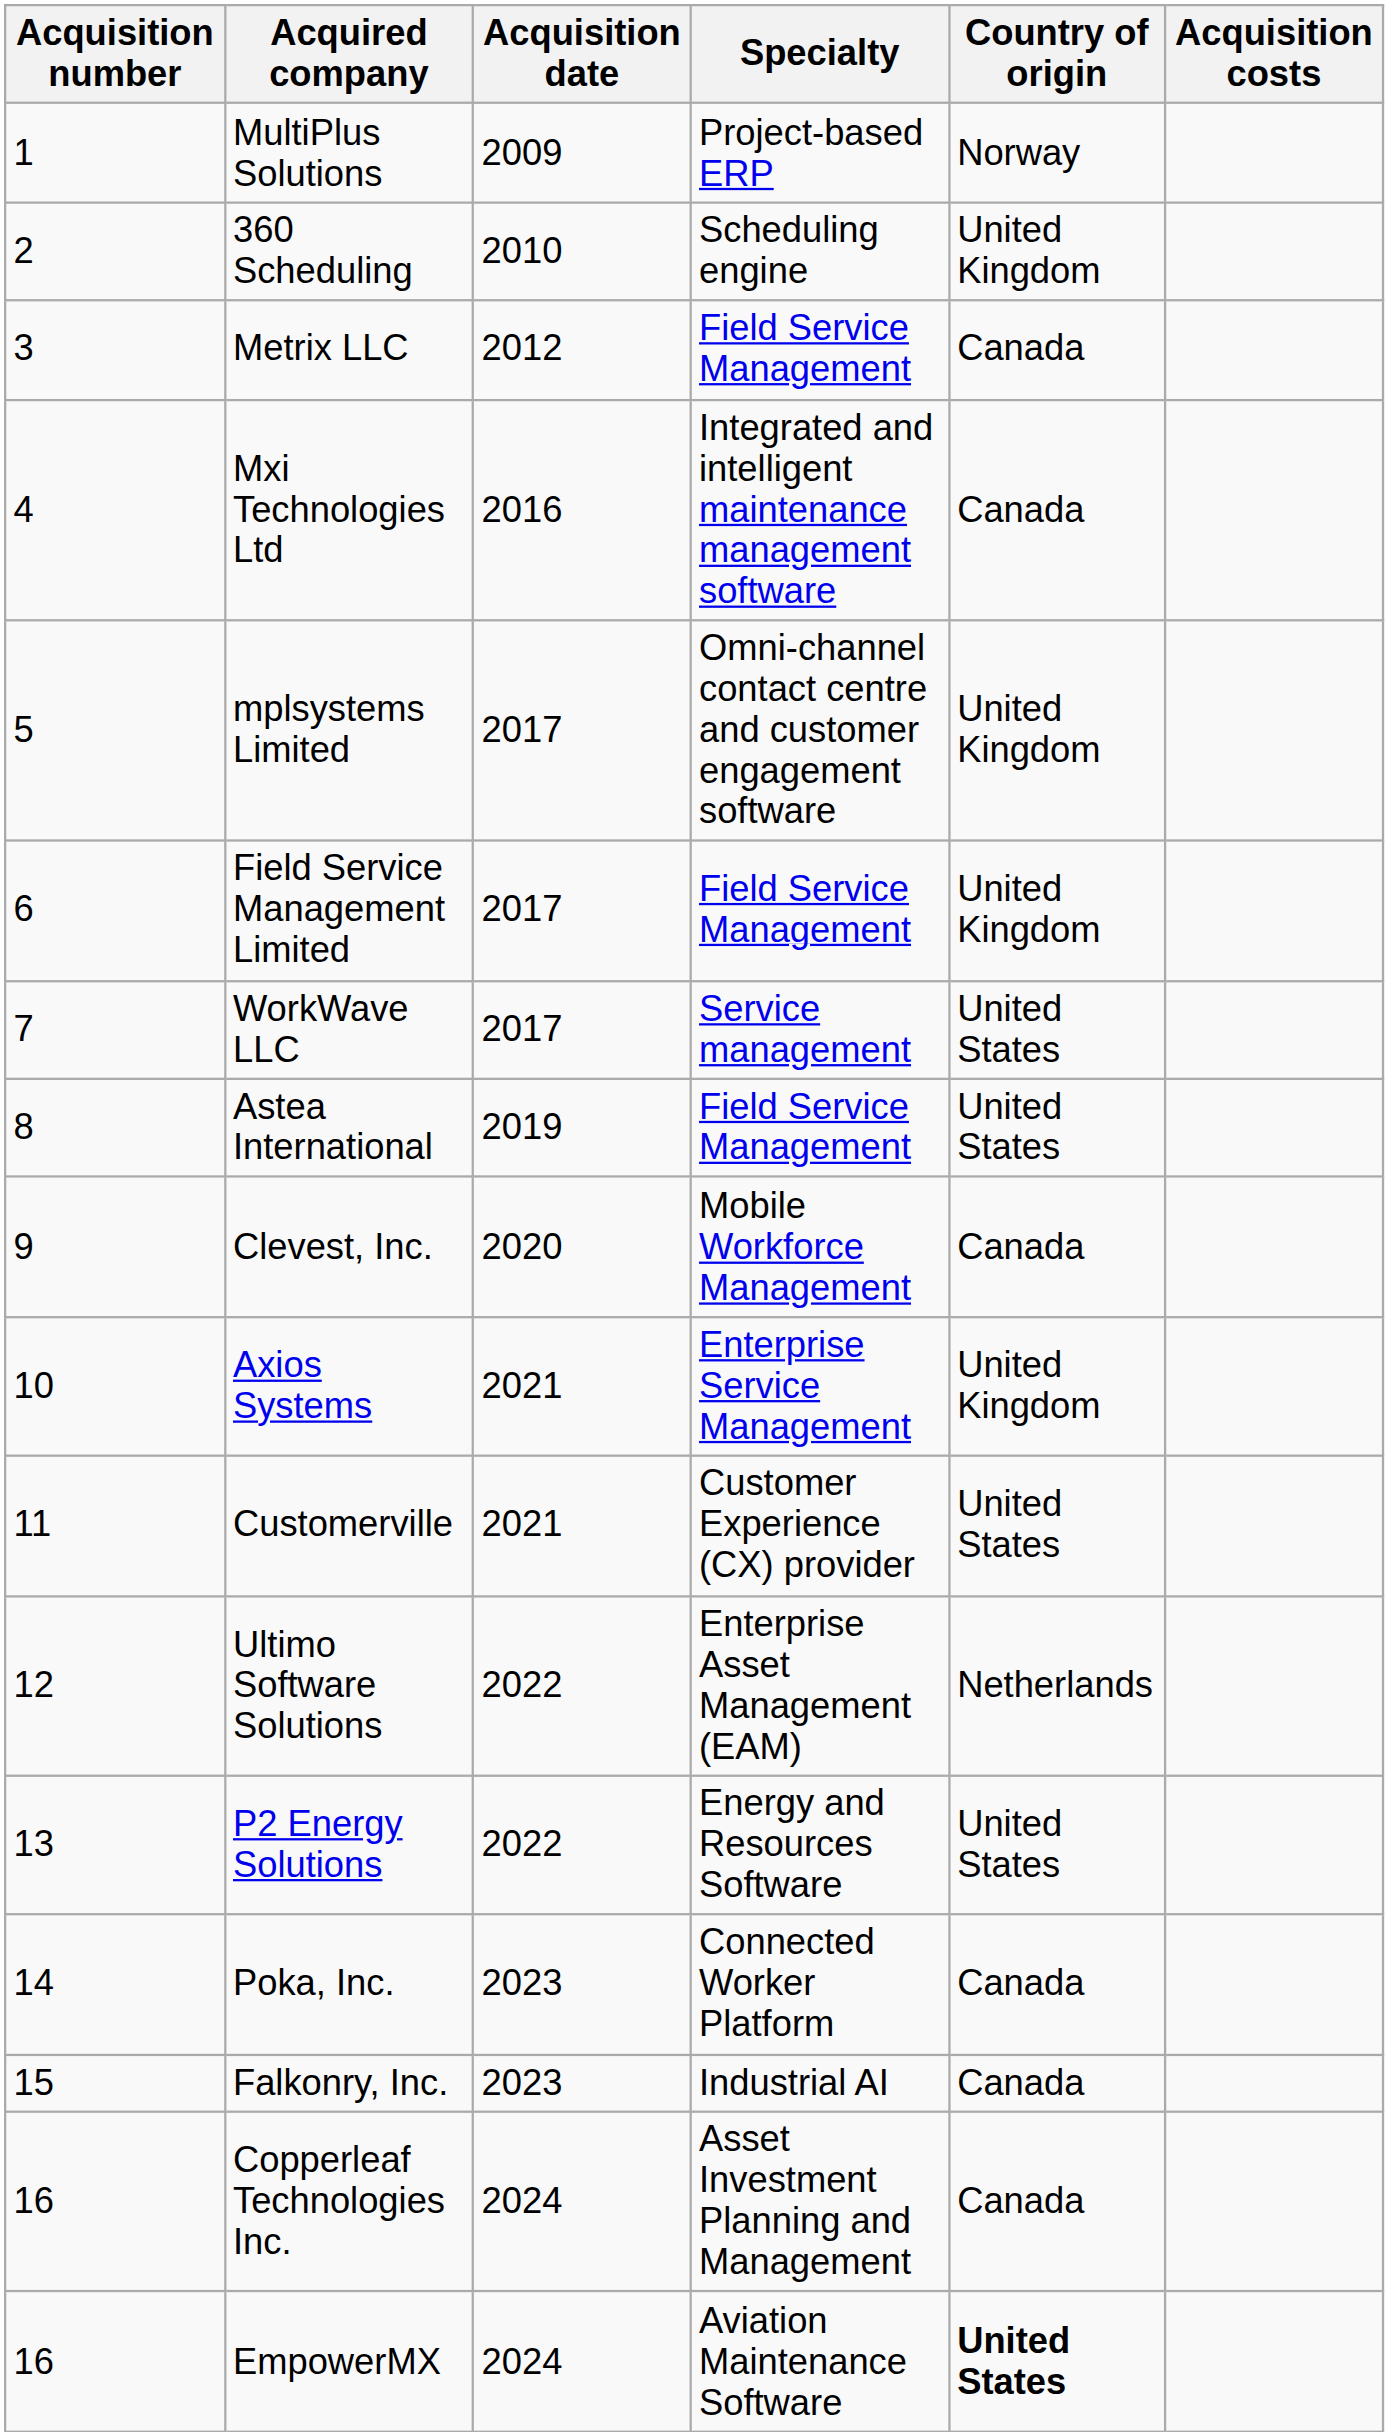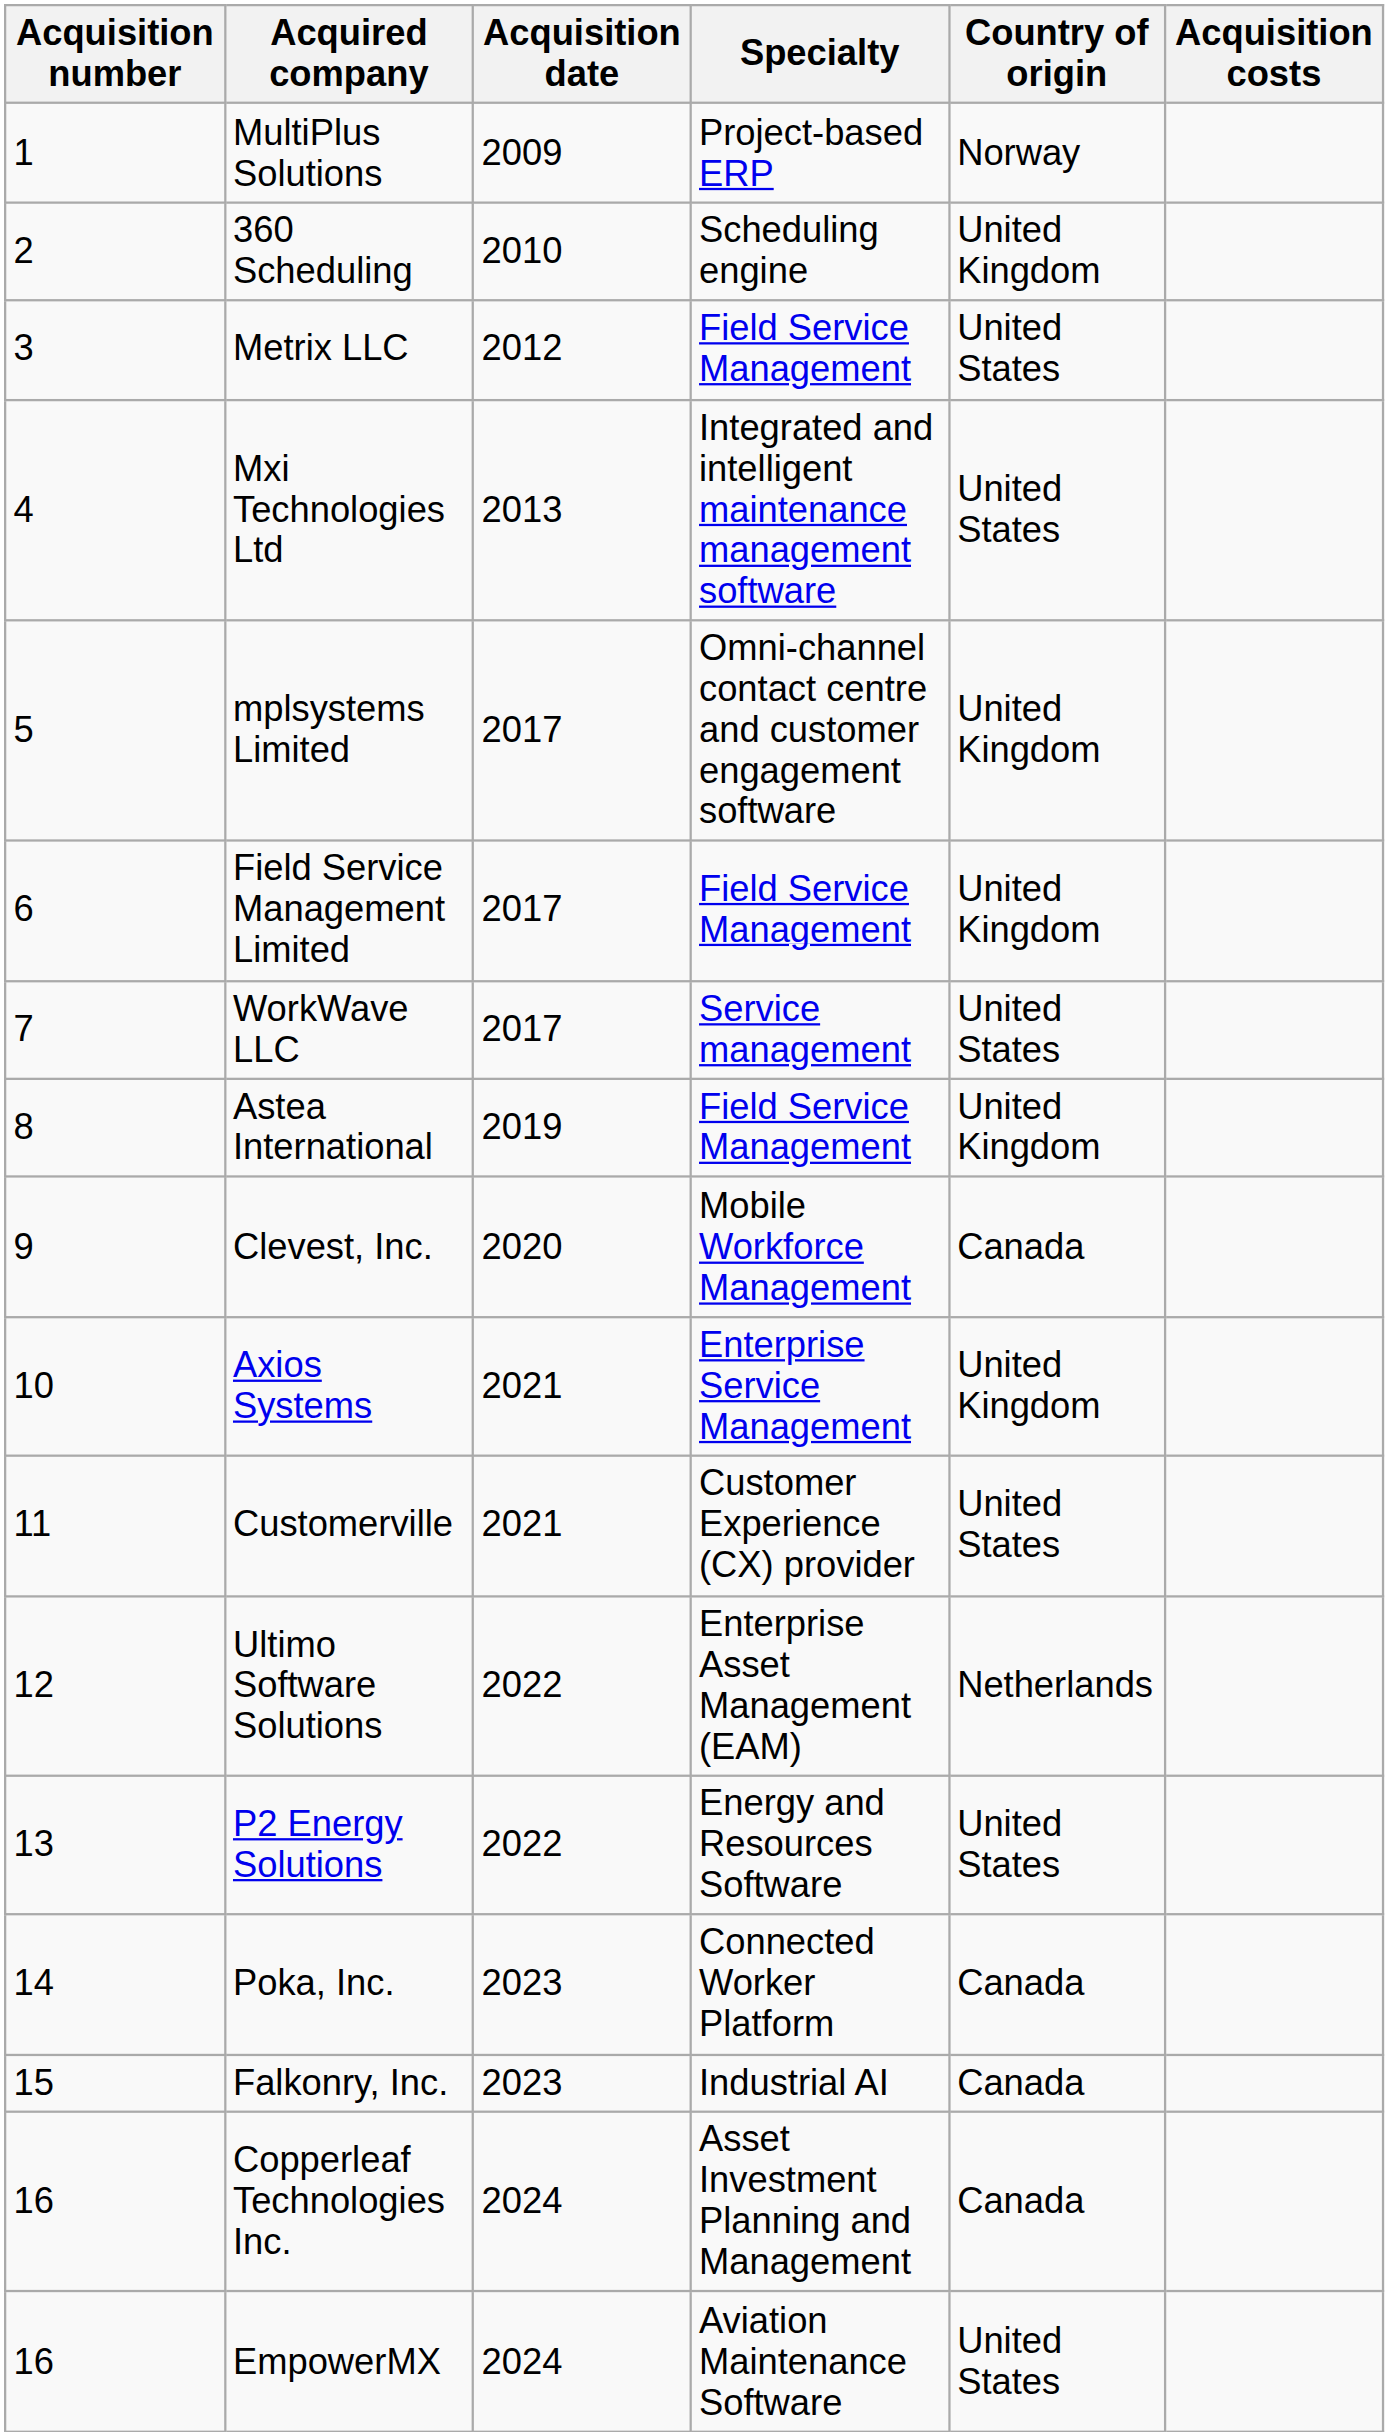(1021, 349) Canada -> (1010, 349) United States
(522, 508) 2016 -> (522, 508) 2013
(1021, 508) Canada -> (1010, 508) United States
(1010, 1127) United States -> (1029, 1127) United Kingdom
(1014, 2360) bold -> (1010, 2360) normal
